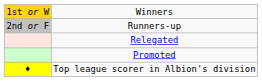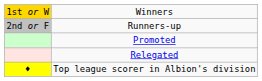rows swapped: (154, 55) <-> (154, 40)
